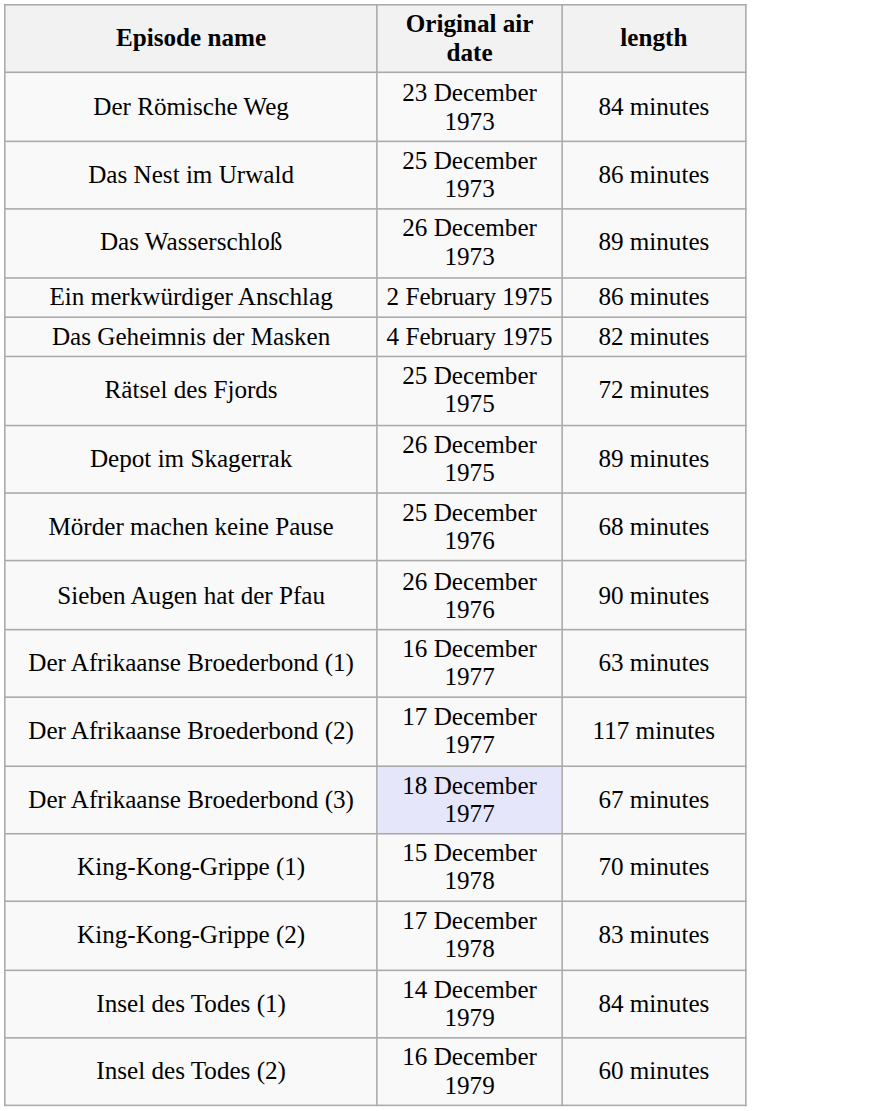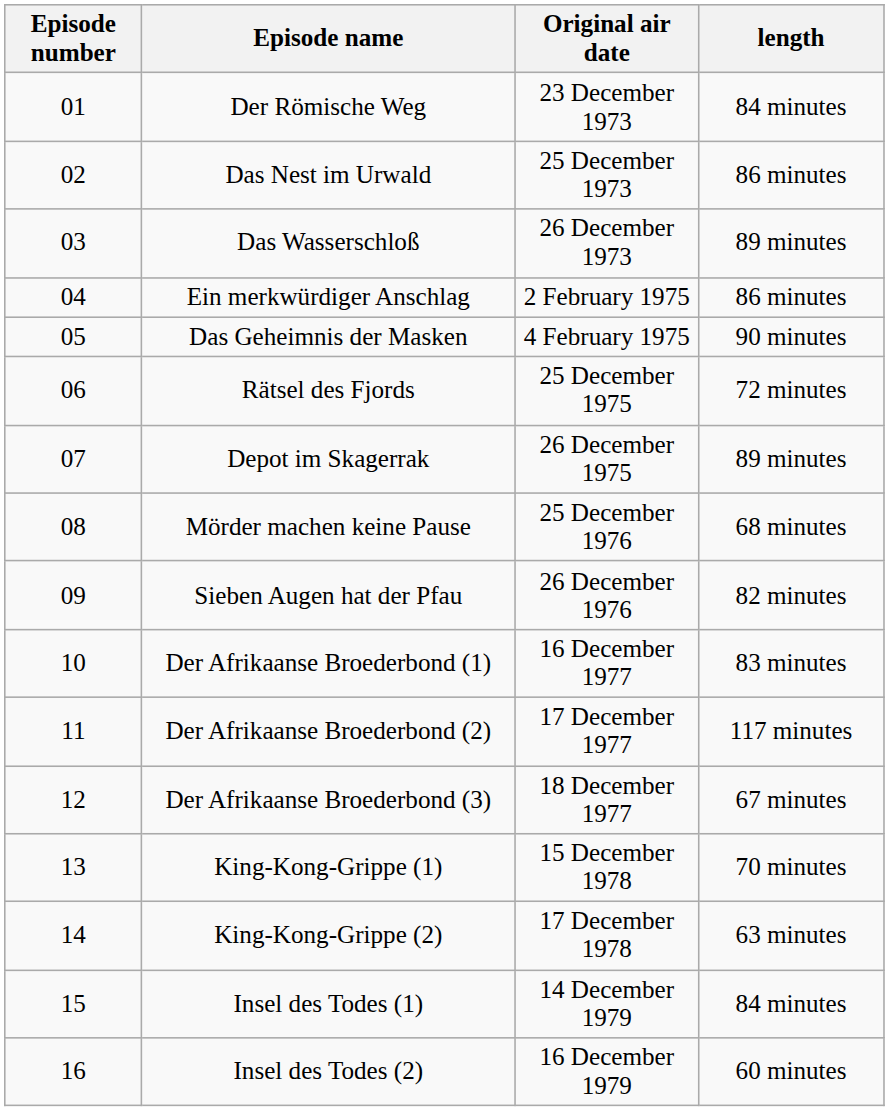+ column: (73, 38)
(654, 336) 82 minutes -> (791, 336) 90 minutes
(654, 594) 90 minutes -> (791, 594) 82 minutes
(654, 663) 63 minutes -> (791, 663) 83 minutes
(470, 799) lavender background -> (607, 799) no background
(654, 935) 83 minutes -> (791, 935) 63 minutes
